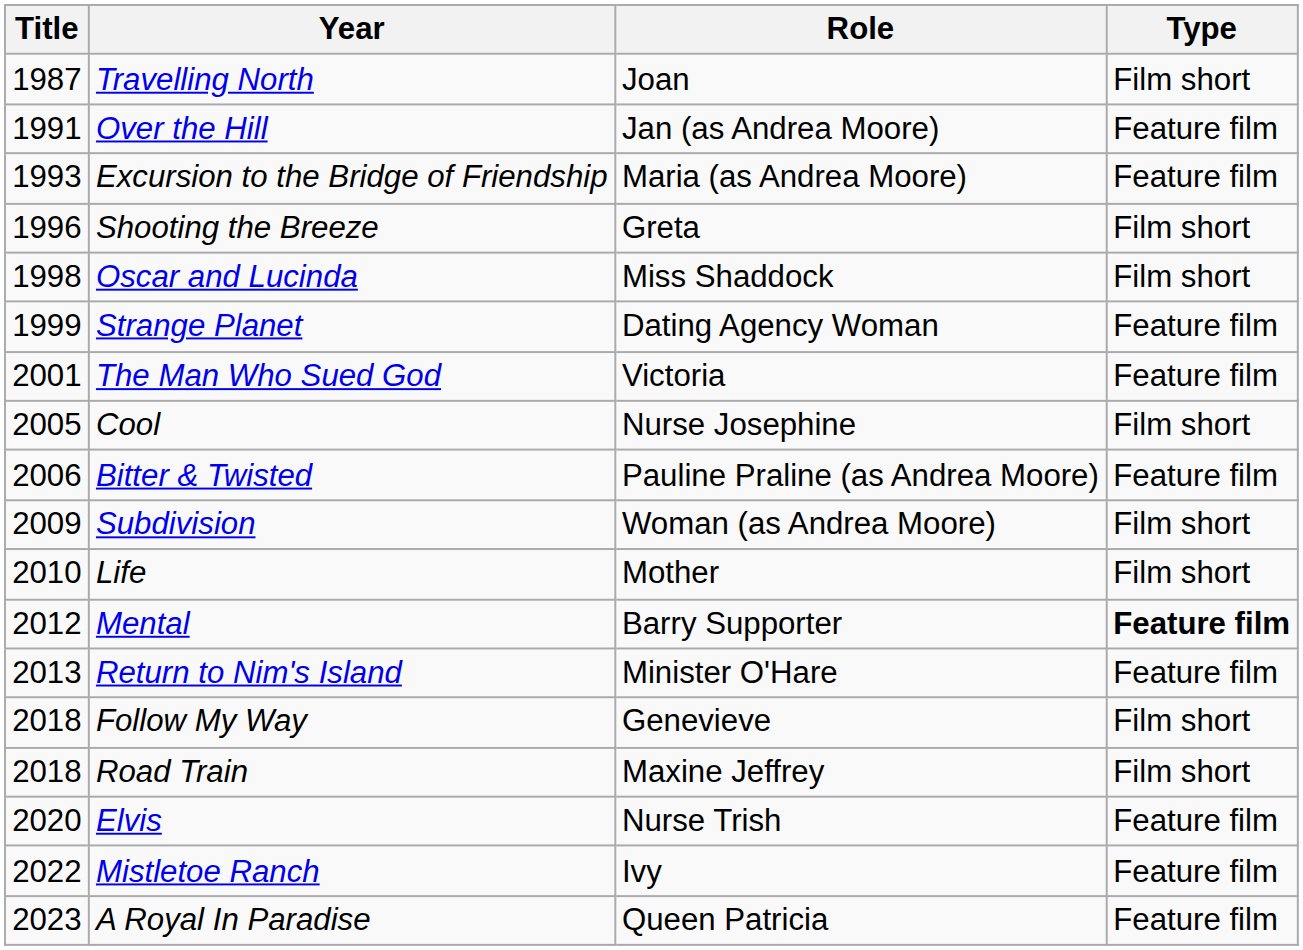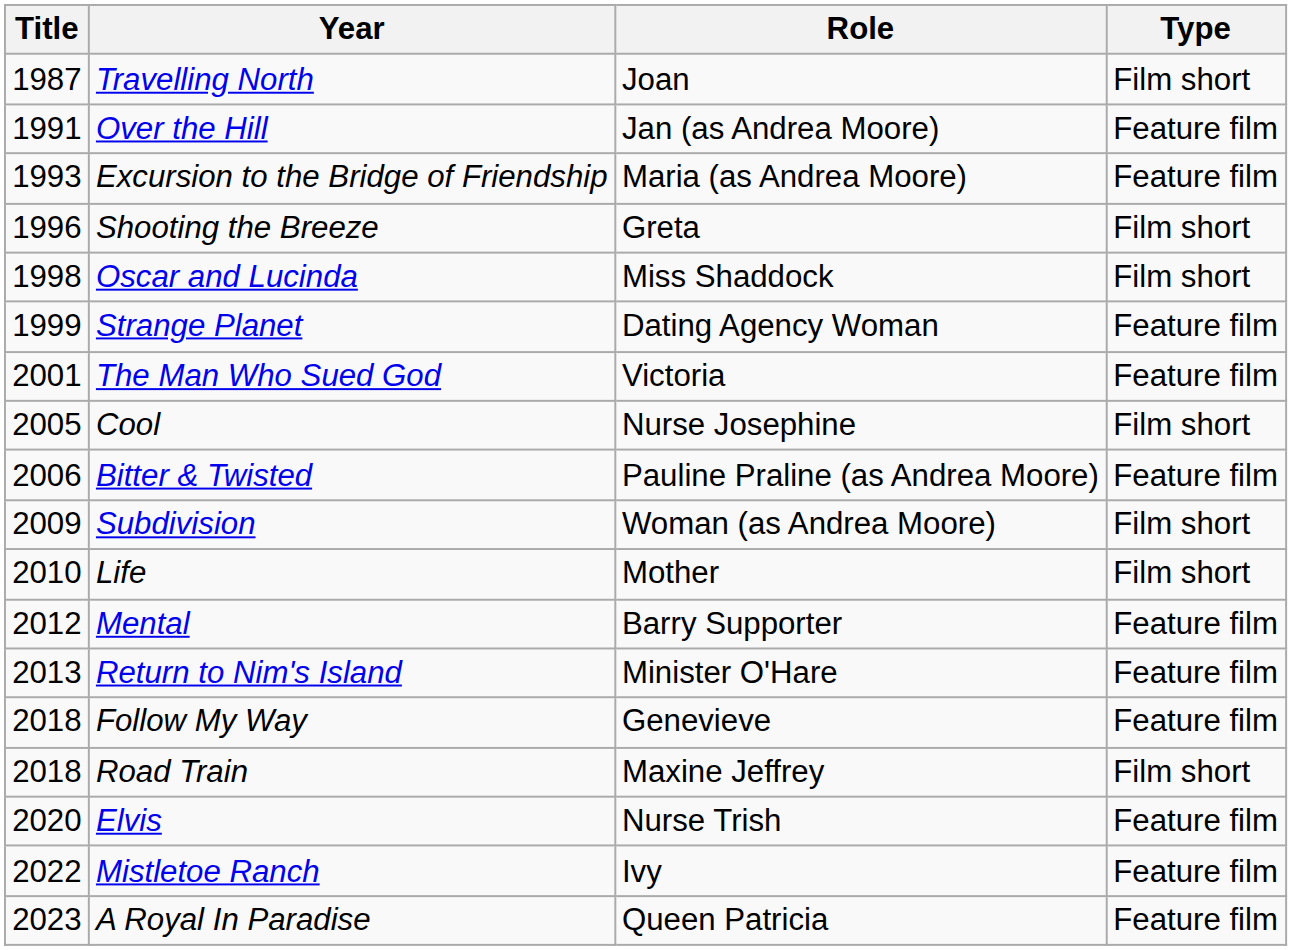(1202, 623) bold -> (1196, 623) normal
(1182, 721) Film short -> (1196, 721) Feature film
